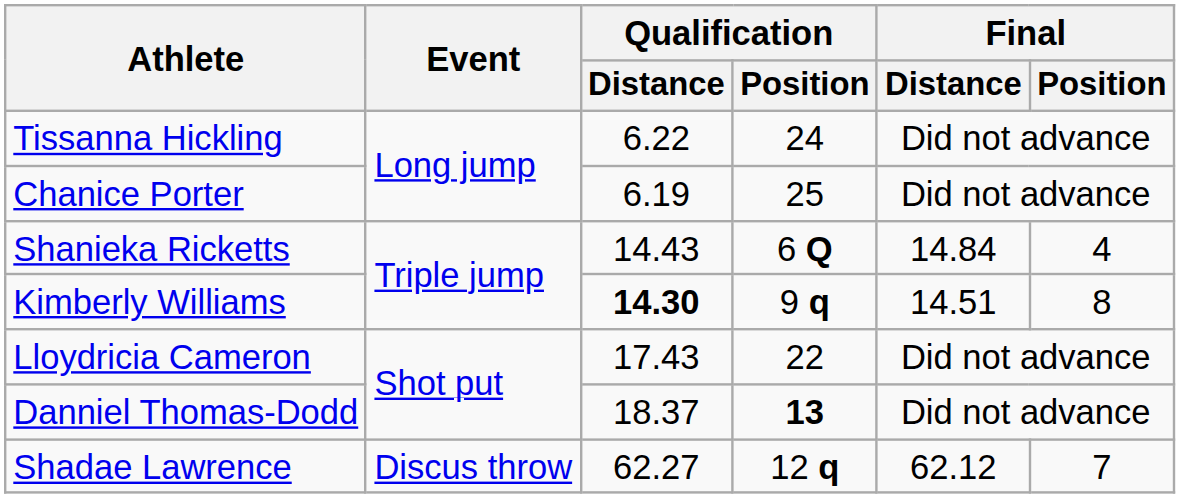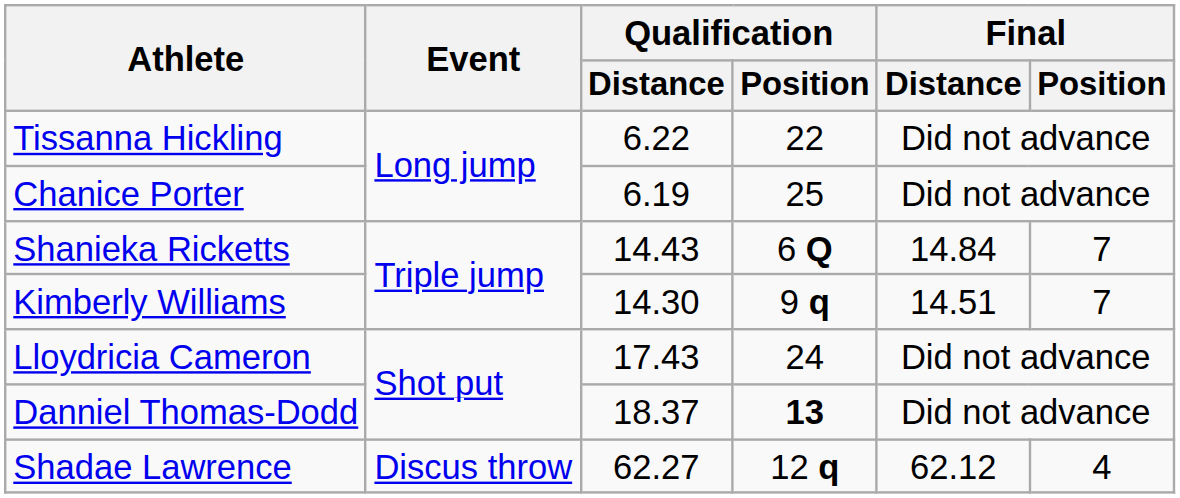(805, 139) 24 -> (805, 139) 22
(1102, 248) 4 -> (1102, 248) 7
(656, 303) bold -> (656, 303) normal
(1102, 303) 8 -> (1102, 303) 7
(805, 357) 22 -> (805, 357) 24
(1102, 467) 7 -> (1102, 467) 4
